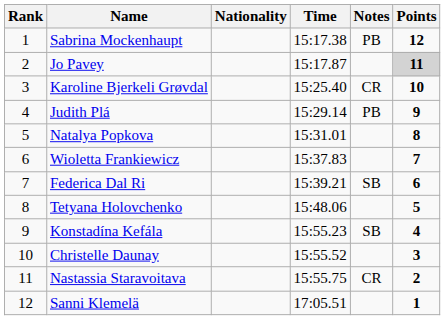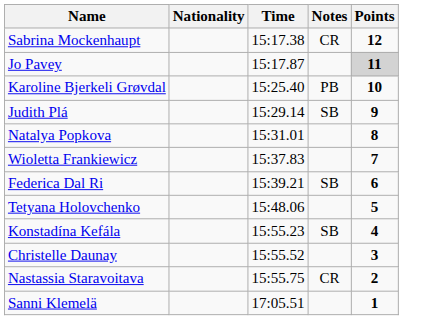- column: (25, 16)
(372, 40) PB -> (330, 40) CR
(372, 87) CR -> (329, 87) PB
(372, 111) PB -> (329, 111) SB
